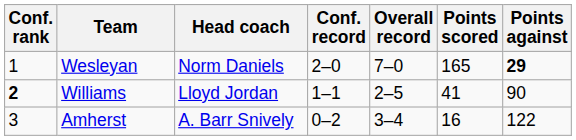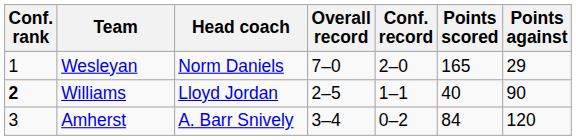columns swapped: (339, 28) <-> (404, 28)
(516, 65) bold -> (516, 65) normal
(451, 93) 41 -> (451, 93) 40
(451, 120) 16 -> (451, 120) 84
(521, 120) 122 -> (521, 120) 120
